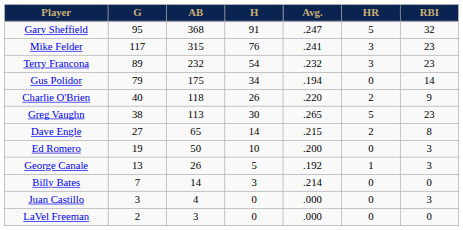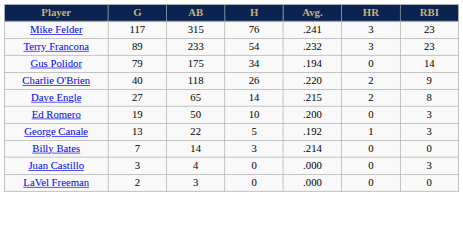- row: (56, 30)
(196, 64) 232 -> (196, 47) 233
- row: (56, 115)
(196, 166) 26 -> (196, 132) 22
